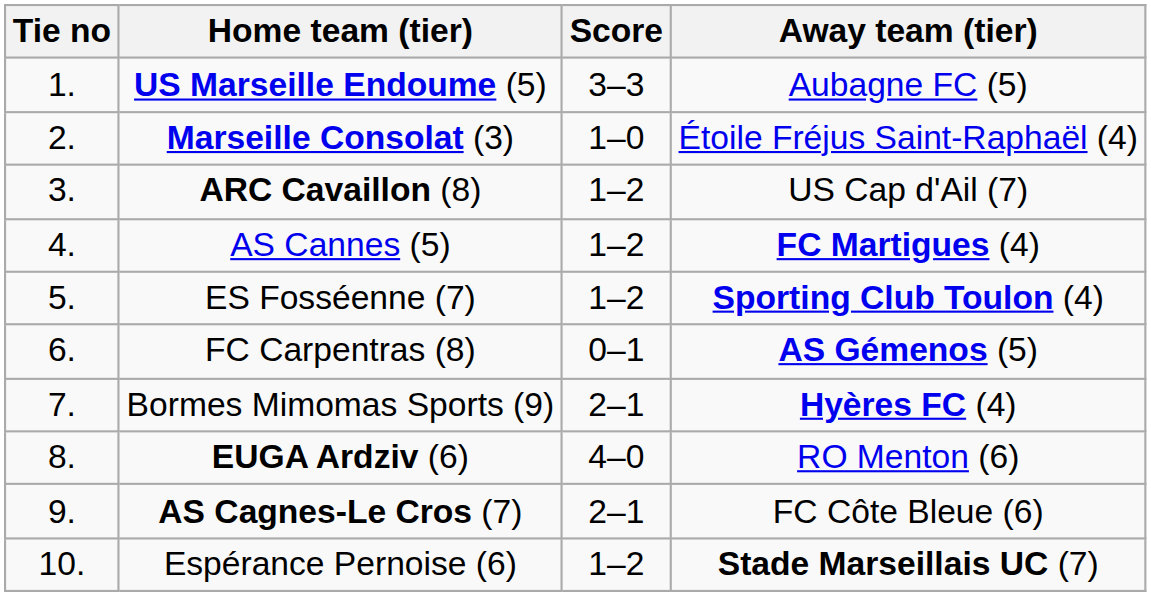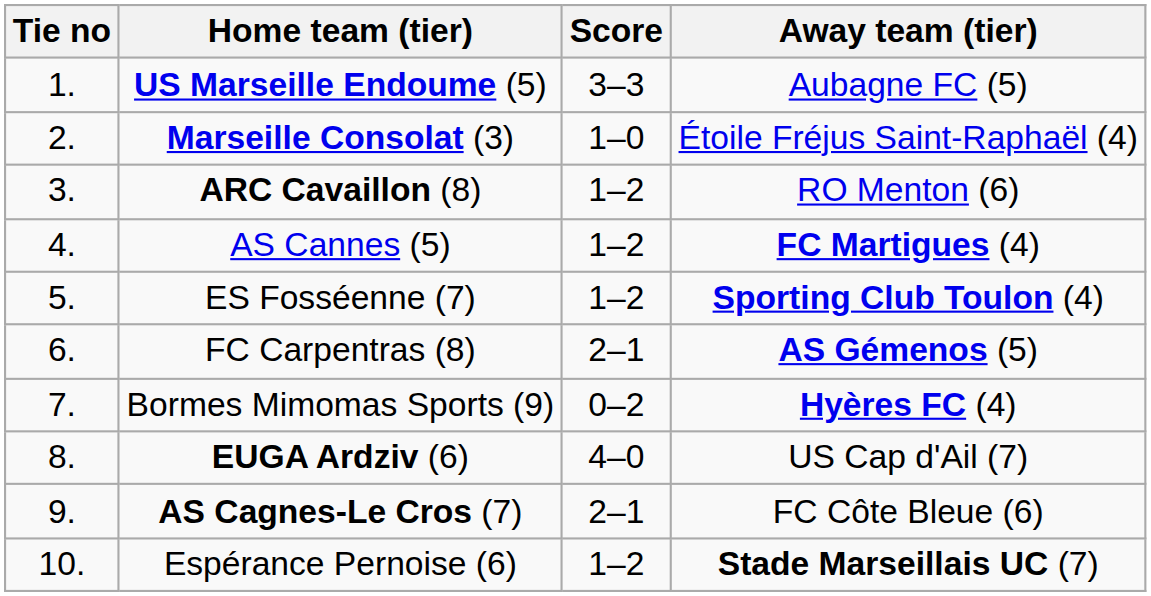(908, 191) US Cap d'Ail (7) -> (908, 191) RO Menton (6)
(616, 350) 0–1 -> (616, 350) 2–1
(616, 404) 2–1 -> (616, 404) 0–2
(908, 457) RO Menton (6) -> (908, 457) US Cap d'Ail (7)
